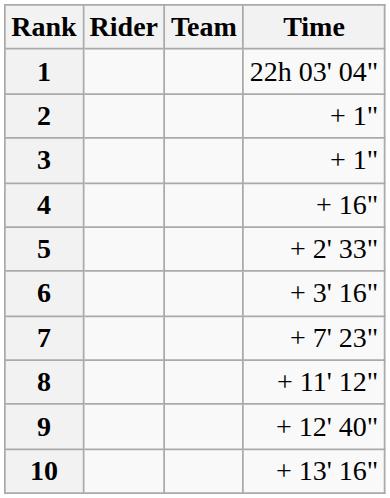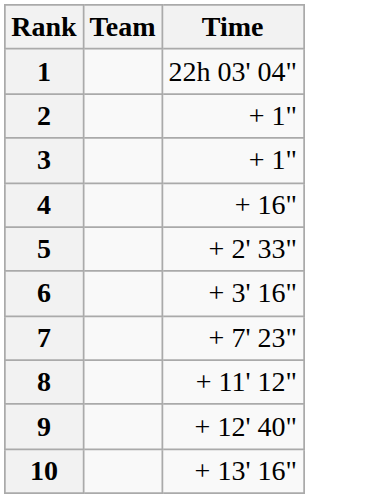- column: (124, 26)
